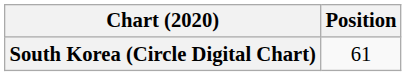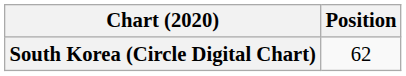(361, 53) 61 -> (361, 53) 62
